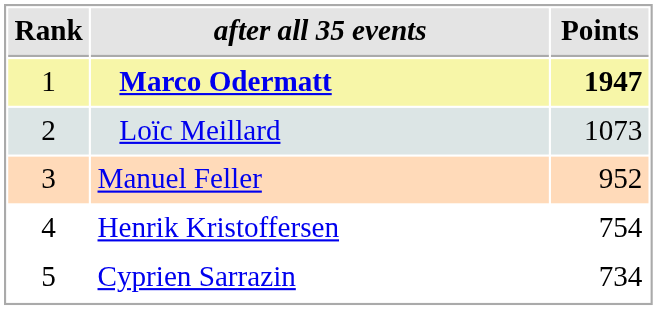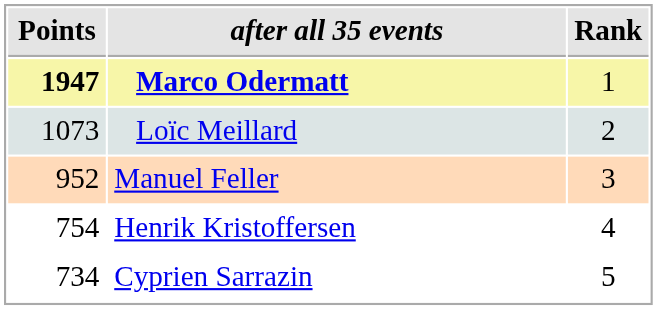columns swapped: (49, 30) <-> (600, 30)
